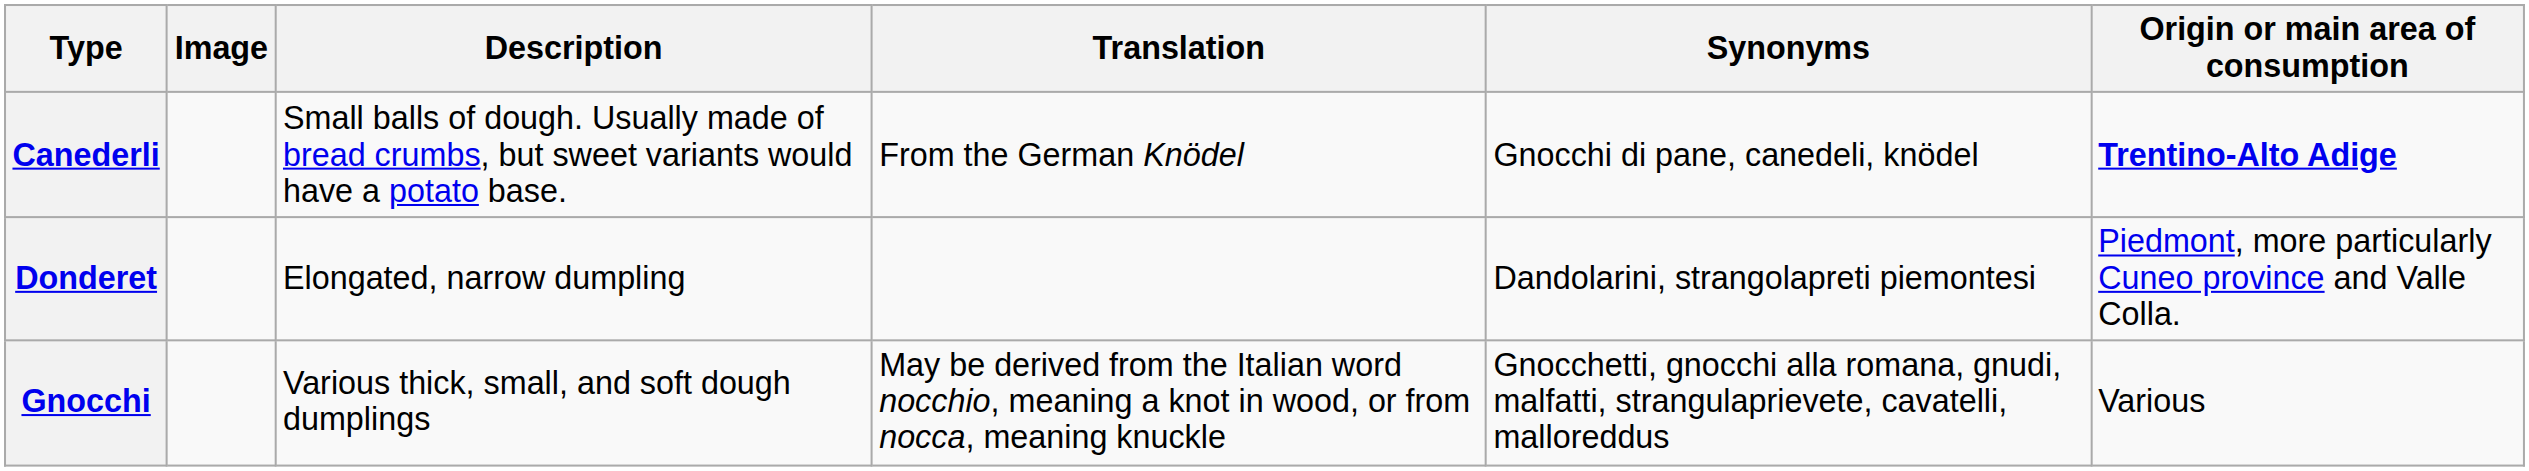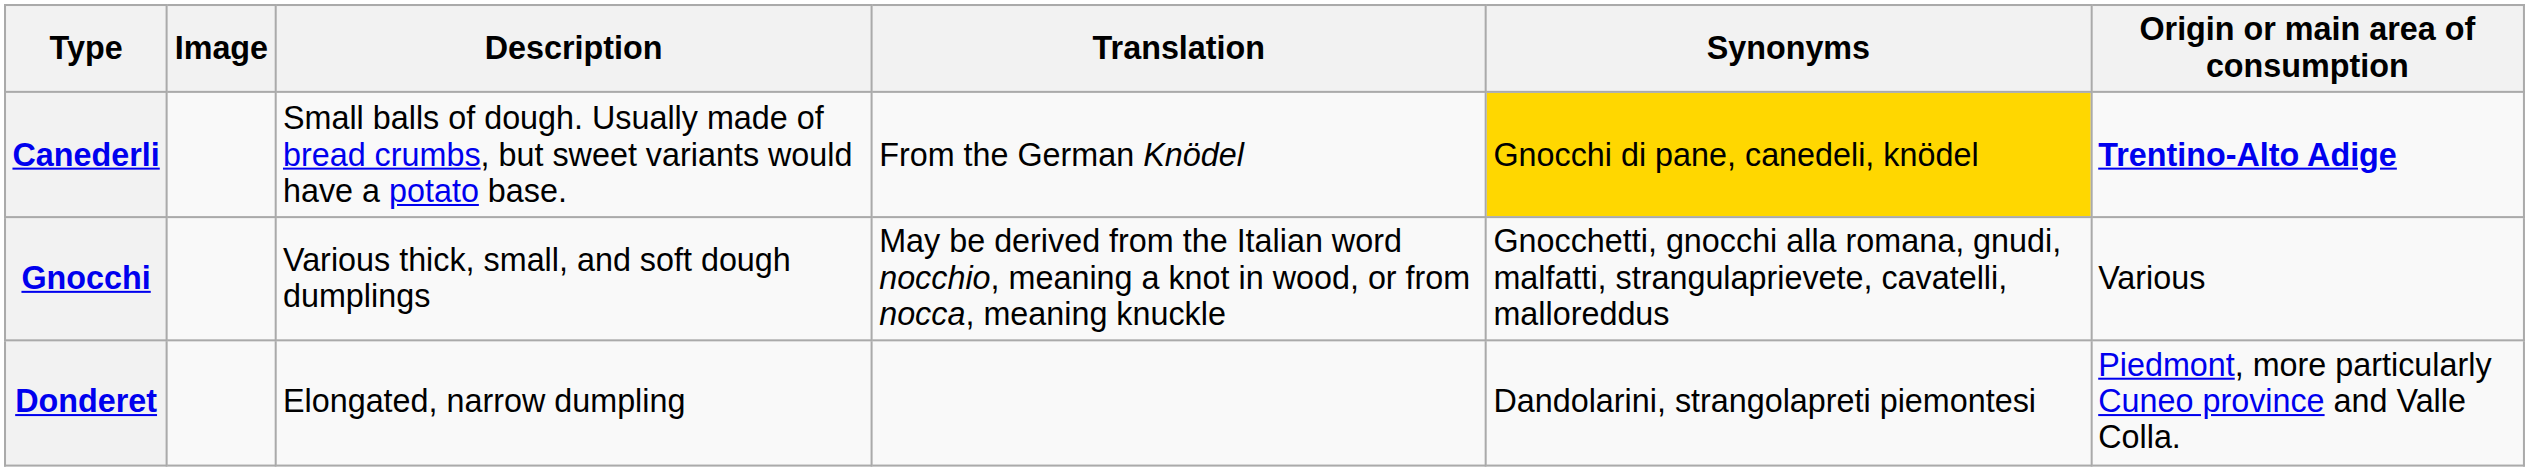(1736, 154) no background -> (1736, 154) gold background
rows swapped: (86, 278) <-> (86, 402)
